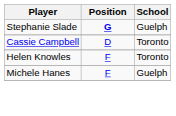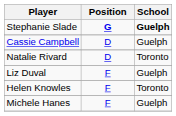(152, 27) normal -> (153, 27) bold
(152, 42) Toronto -> (152, 42) Guelph
+ row: (37, 57)
+ row: (26, 73)
